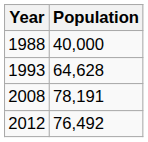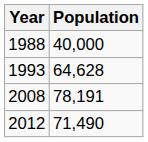(78, 123) 76,492 -> (78, 123) 71,490
